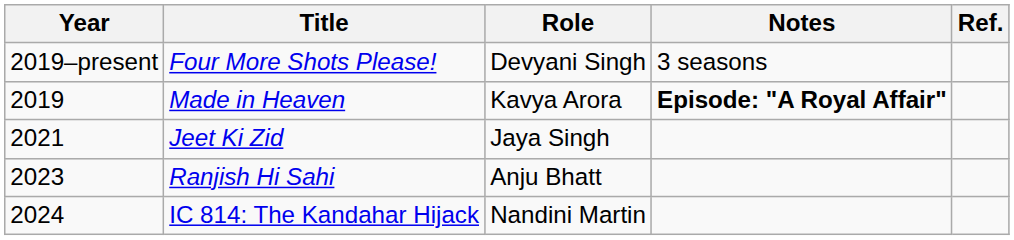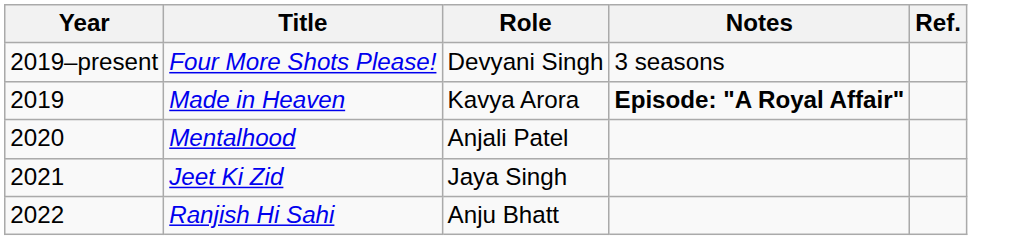+ row: (232, 138)
(37, 176) 2023 -> (37, 215) 2022
- row: (324, 215)
